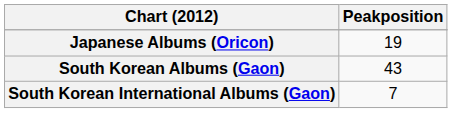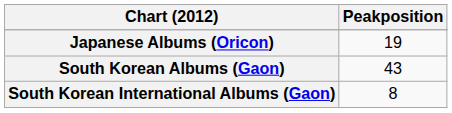(393, 94) 7 -> (393, 94) 8
